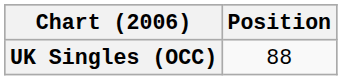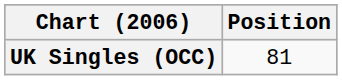(279, 58) 88 -> (279, 58) 81
